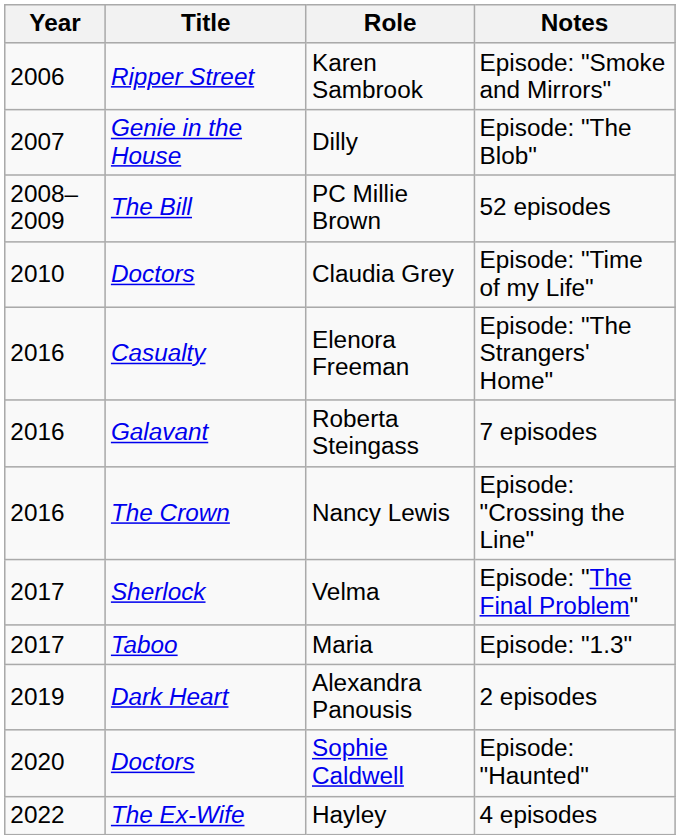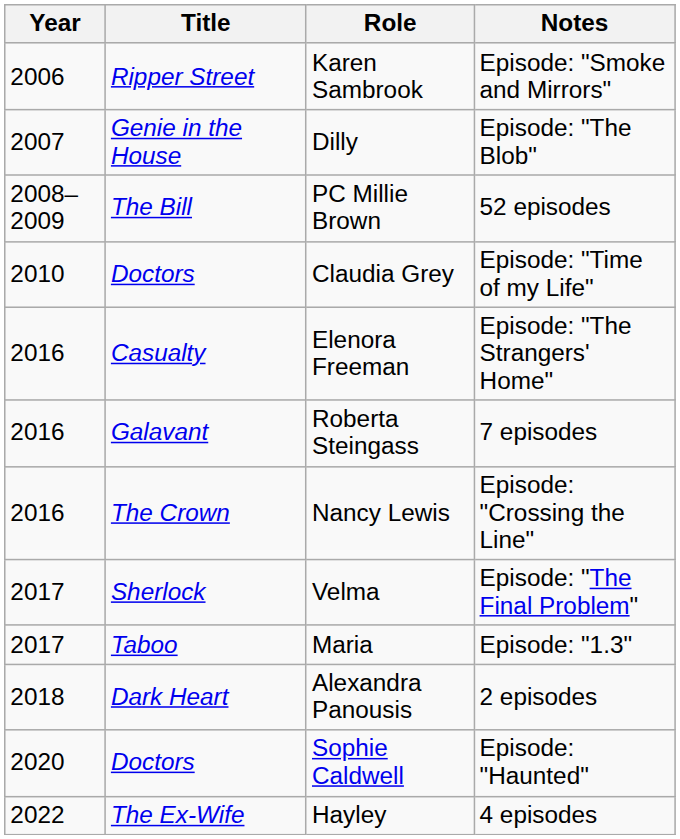(37, 696) 2019 -> (37, 696) 2018
